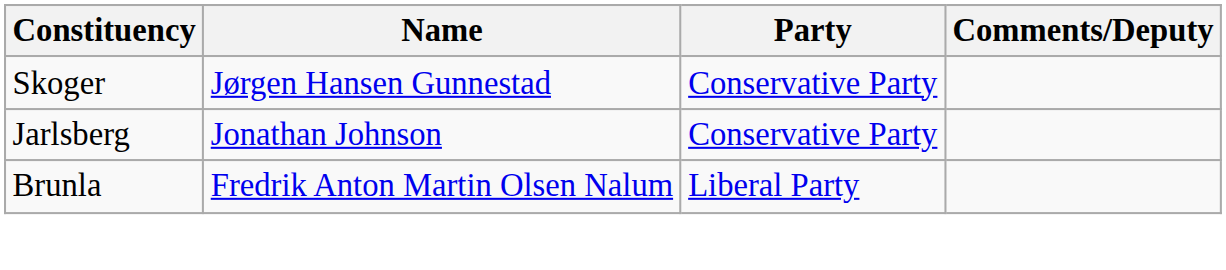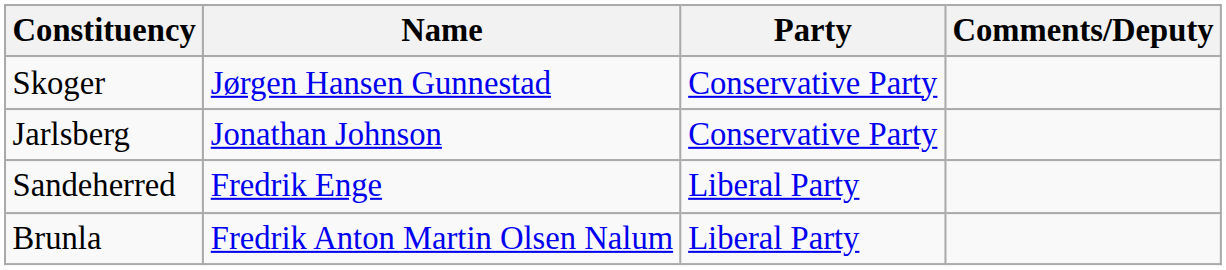+ row: (94, 185)
